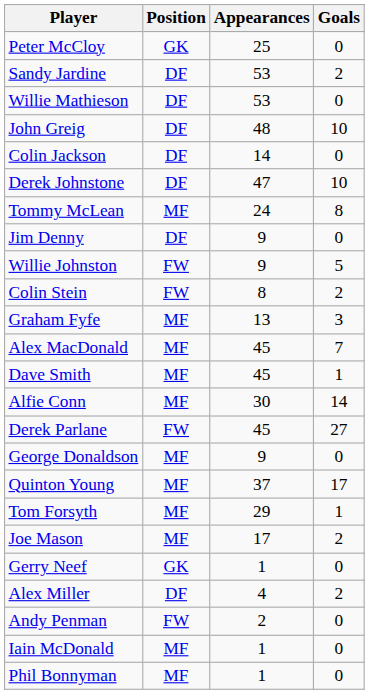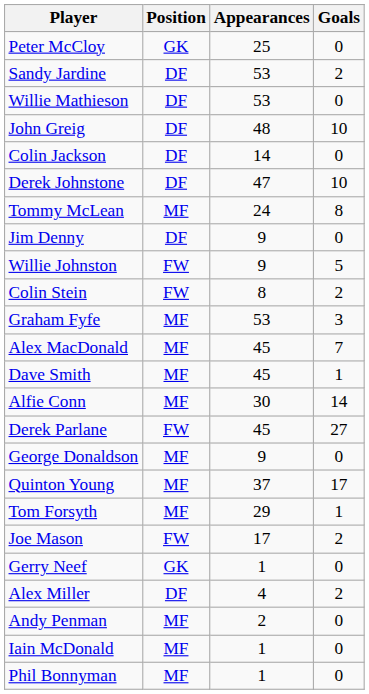(262, 319) 13 -> (262, 319) 53
(176, 538) MF -> (176, 538) FW
(176, 621) FW -> (176, 621) MF
